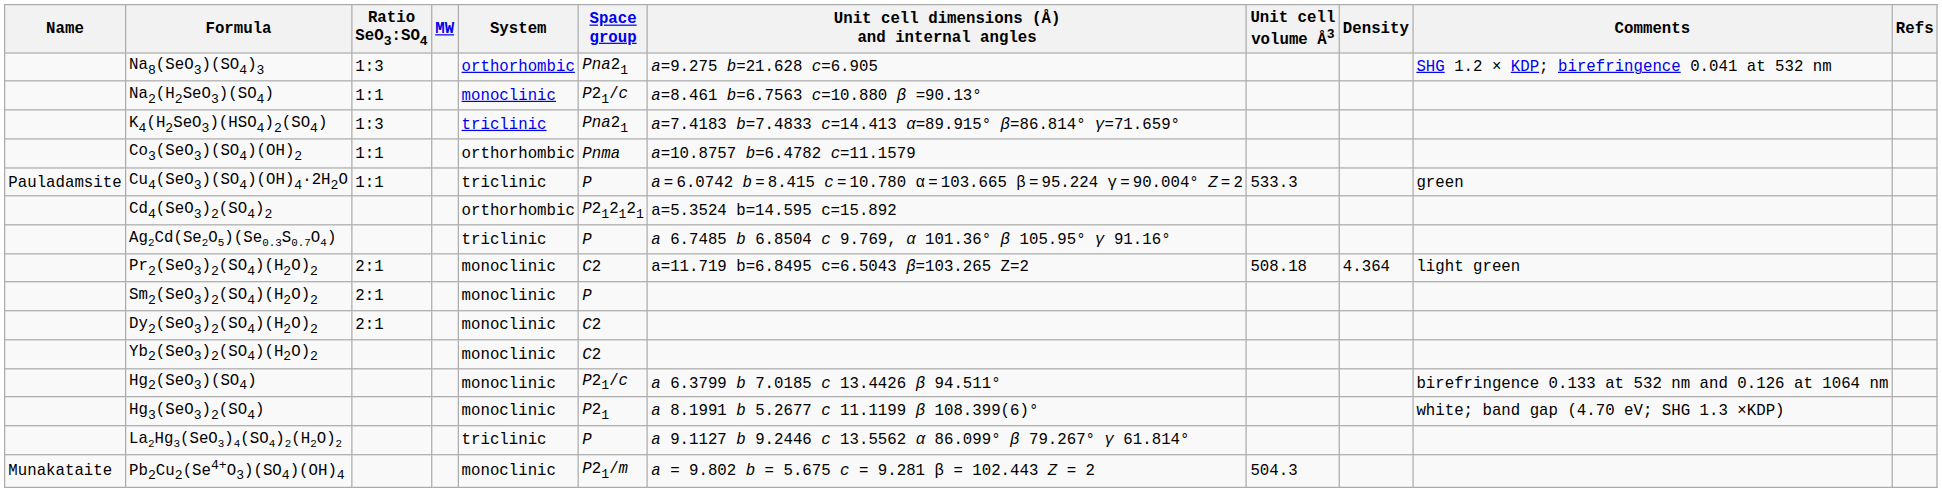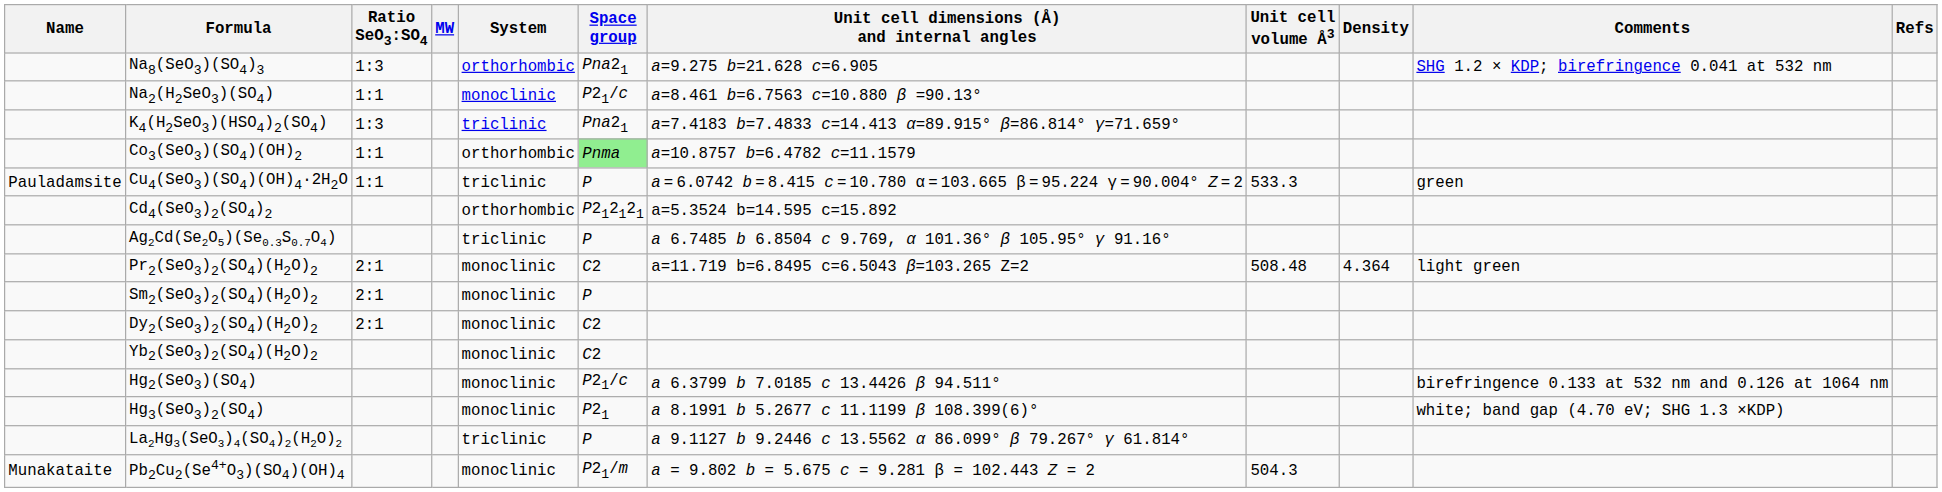(601, 153) no background -> (601, 153) lightgreen background
(1279, 268) 508.18 -> (1279, 268) 508.48
